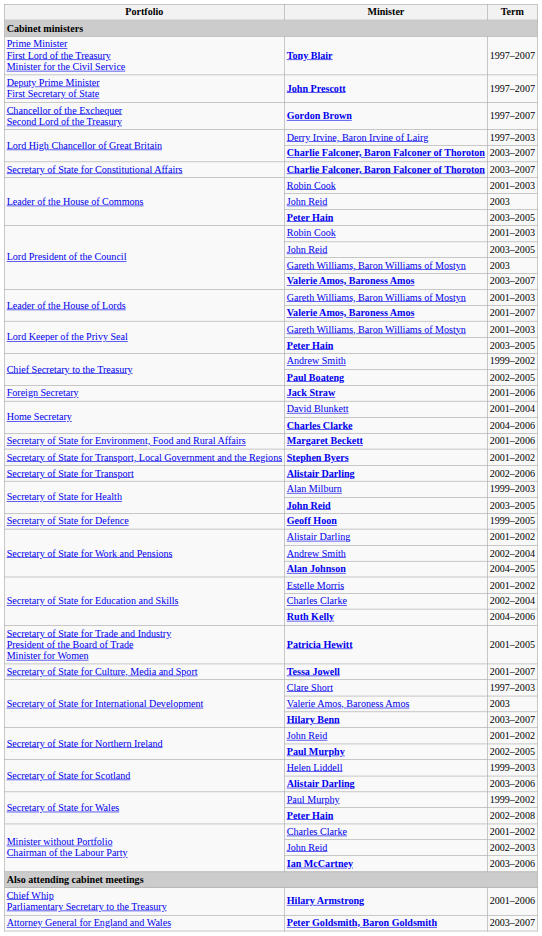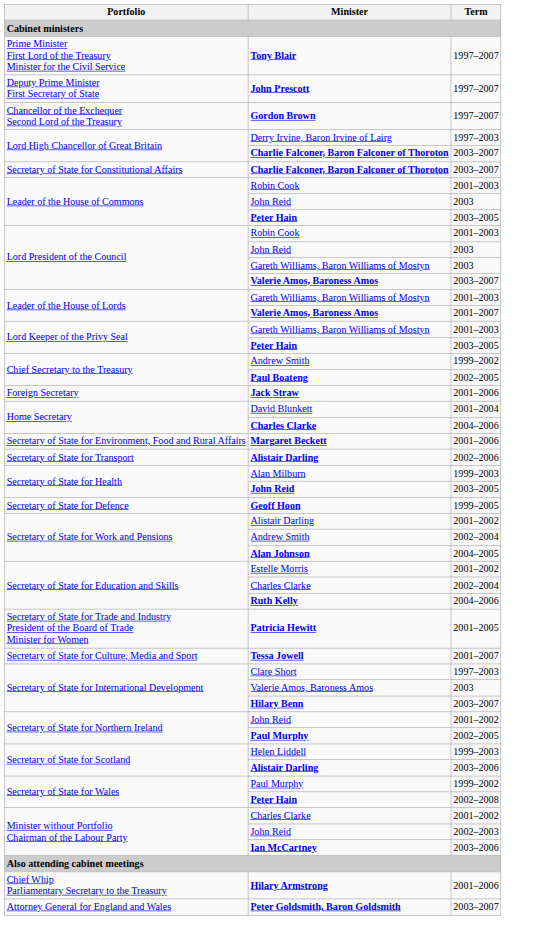(512, 249) 2003–2005 -> (463, 249) 2003
- row: (144, 457)
